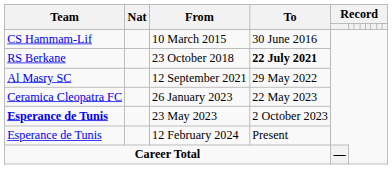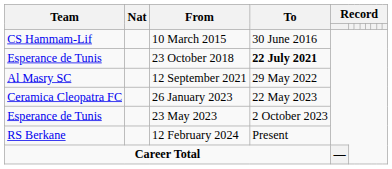(36, 58) RS Berkane -> (54, 58) Esperance de Tunis
(58, 116) bold -> (54, 116) normal
(54, 135) Esperance de Tunis -> (36, 135) RS Berkane
